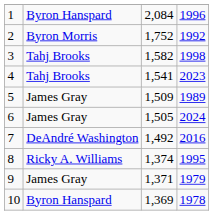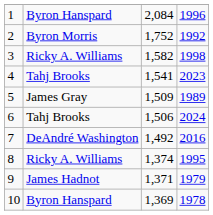(58, 55) Tahj Brooks -> (74, 55) Ricky A. Williams
(57, 117) James Gray -> (58, 117) Tahj Brooks
(159, 117) 1,505 -> (159, 117) 1,506
(57, 179) James Gray -> (63, 179) James Hadnot
